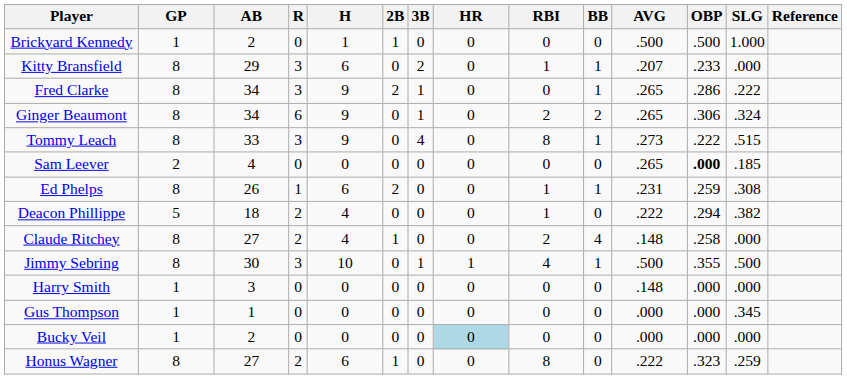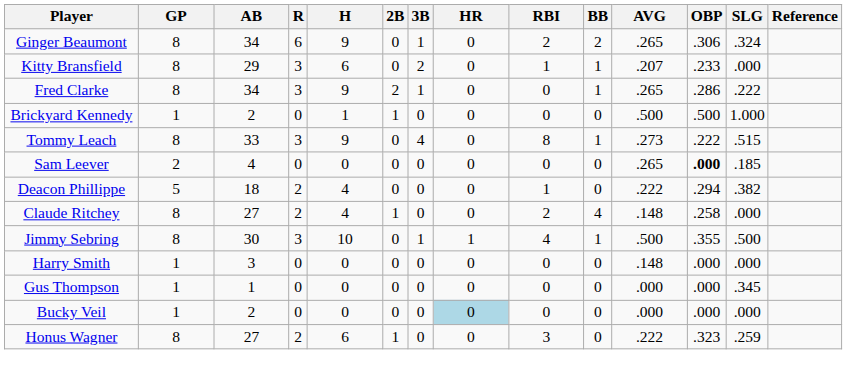rows swapped: (71, 115) <-> (71, 41)
- row: (71, 189)
(546, 361) 8 -> (546, 336) 3
